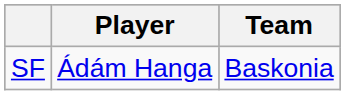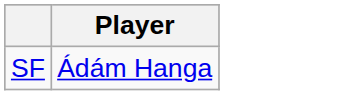- column: (279, 25)
